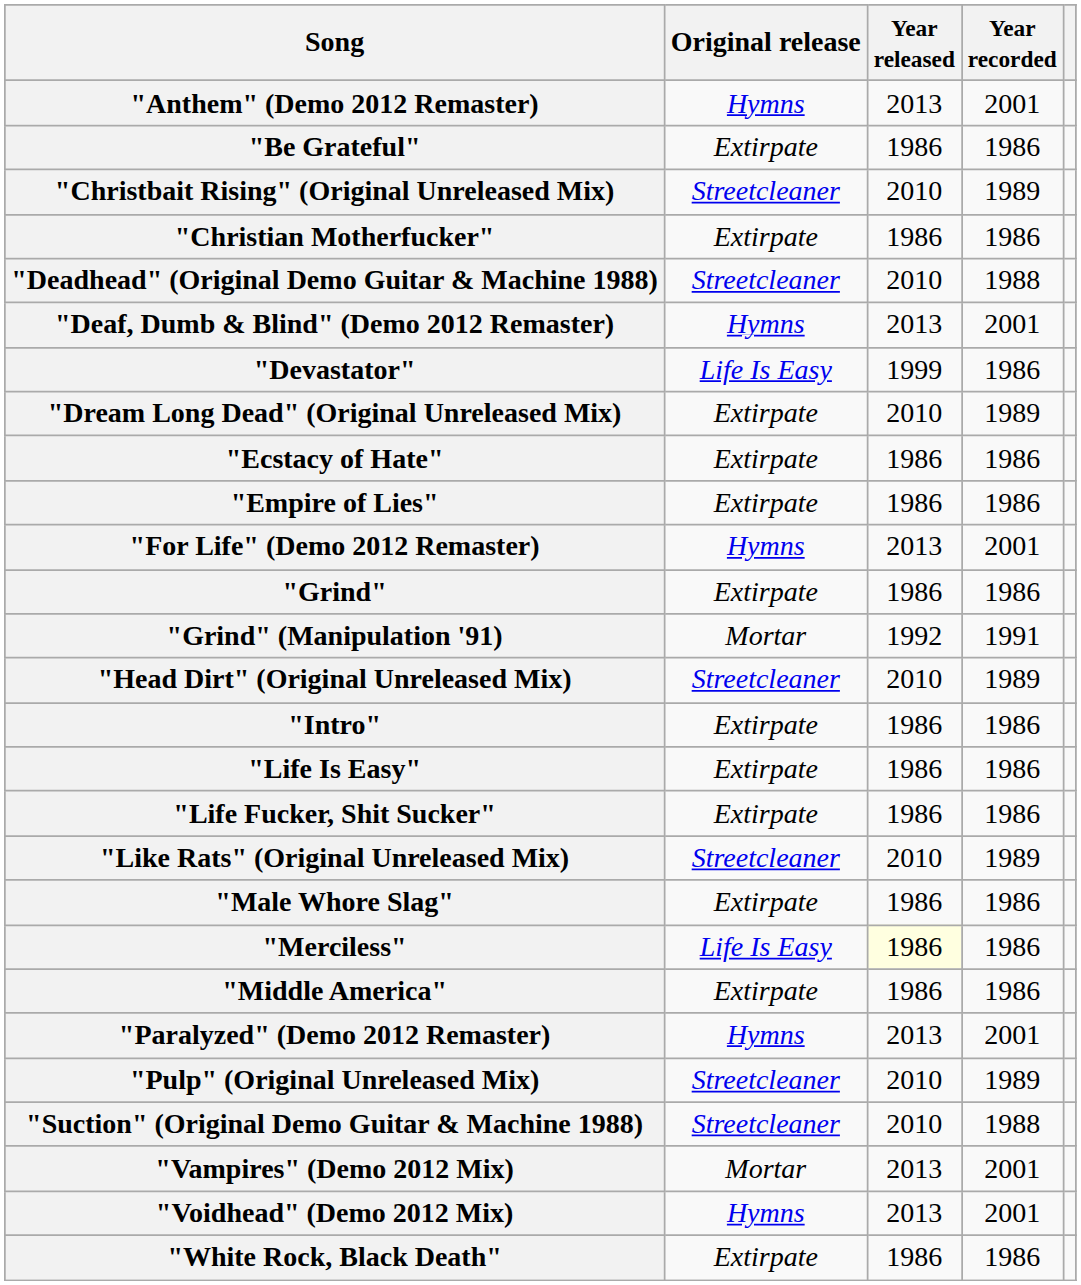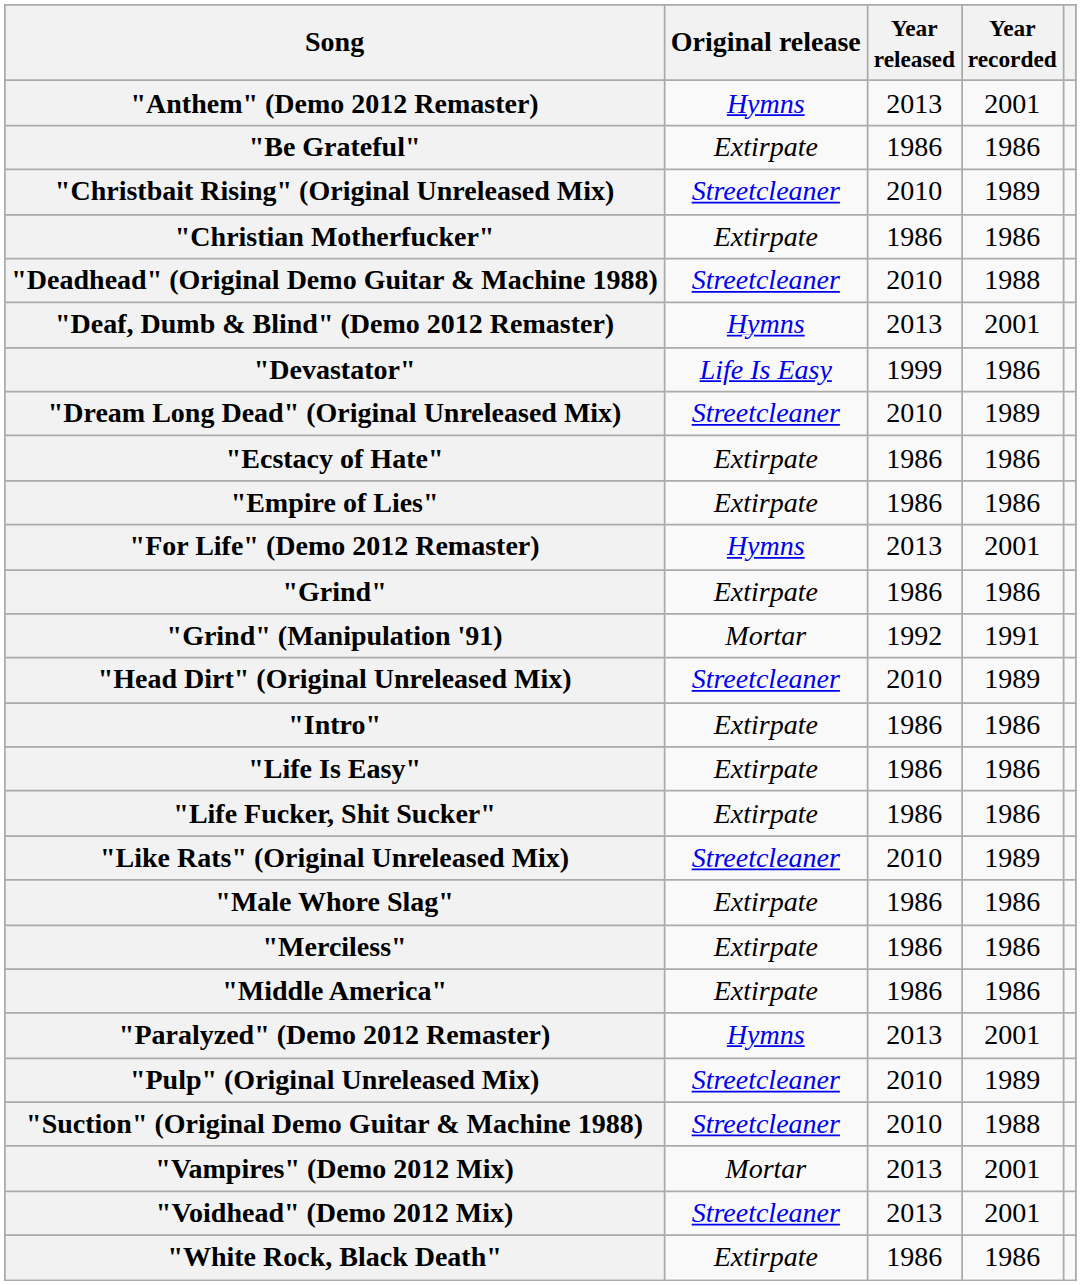(766, 413) Extirpate -> (766, 413) Streetcleaner
(766, 946) Life Is Easy -> (766, 946) Extirpate
(914, 946) lightyellow background -> (914, 946) no background
(766, 1212) Hymns -> (766, 1212) Streetcleaner
